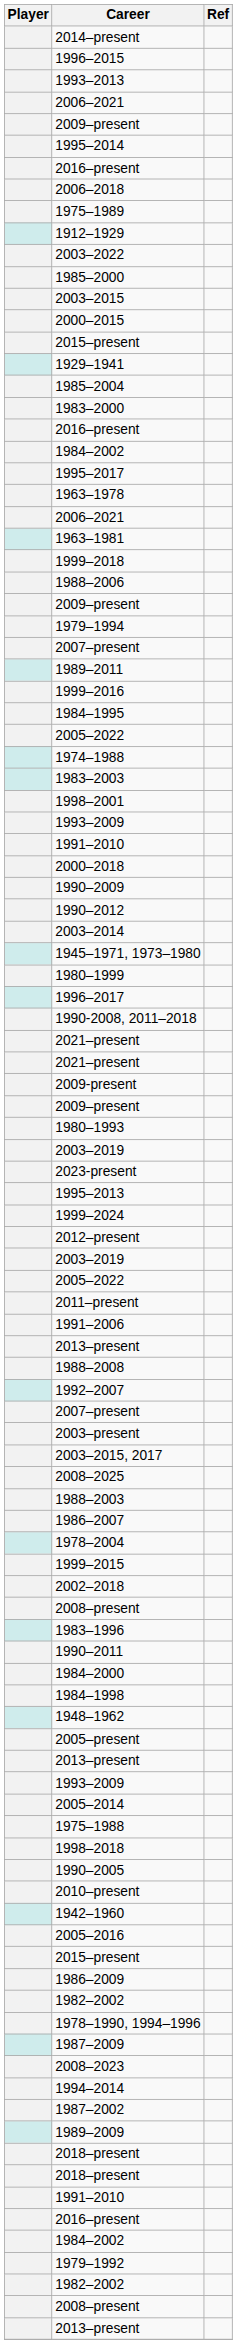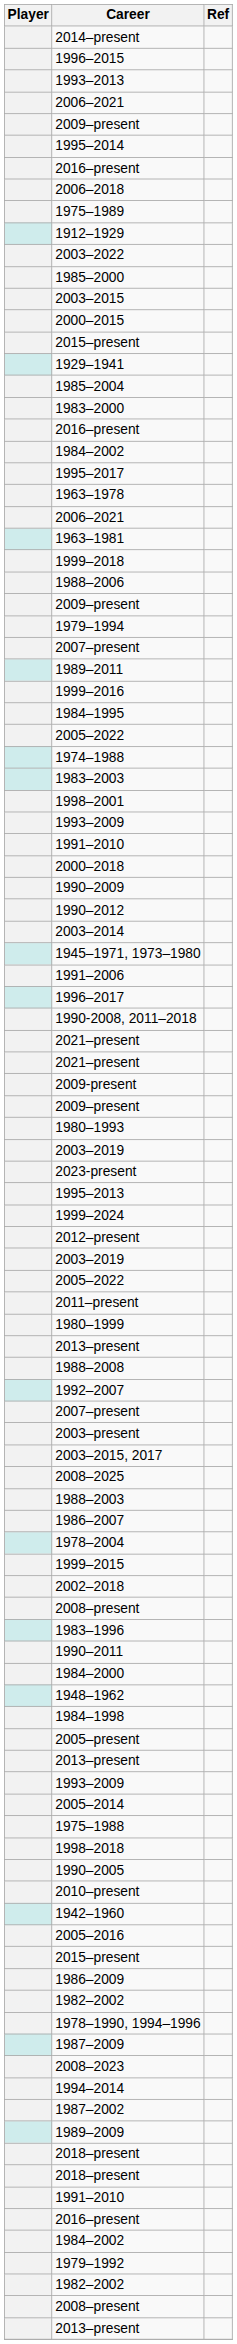rows swapped: (28, 976) <-> (28, 1325)
rows swapped: (28, 1717) <-> (28, 1696)
